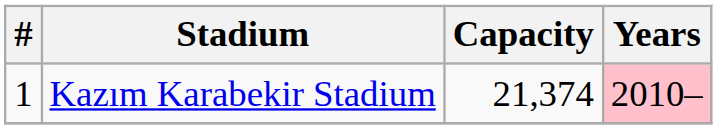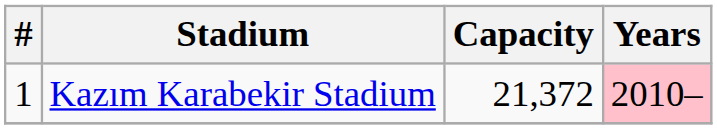(543, 92) 21,374 -> (543, 92) 21,372
